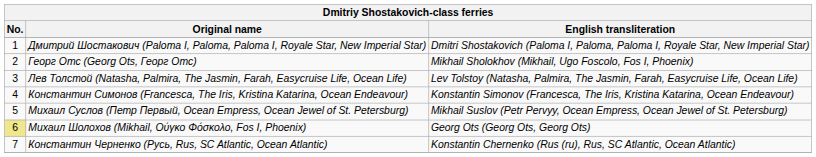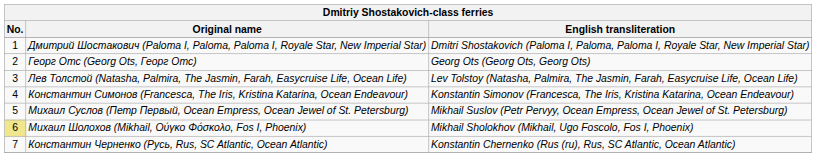(562, 62) Mikhail Sholokhov (Mikhail, Ugo Foscolo, Fos I, Phoenix) -> (511, 62) Georg Ots (Georg Ots, Georg Ots)
(511, 128) Georg Ots (Georg Ots, Georg Ots) -> (562, 128) Mikhail Sholokhov (Mikhail, Ugo Foscolo, Fos I, Phoenix)
